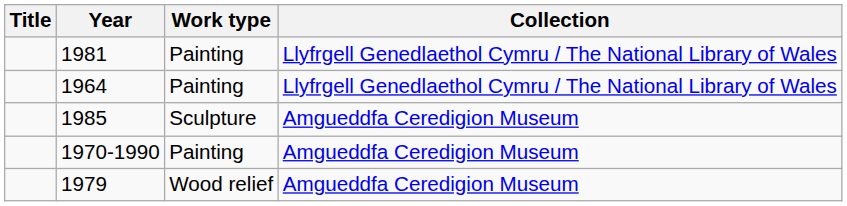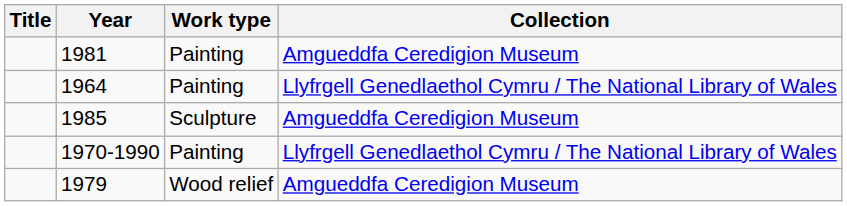(560, 53) Llyfrgell Genedlaethol Cymru / The National Library of Wales -> (431, 53) Amgueddfa Ceredigion Museum
(431, 151) Amgueddfa Ceredigion Museum -> (560, 151) Llyfrgell Genedlaethol Cymru / The National Library of Wales
